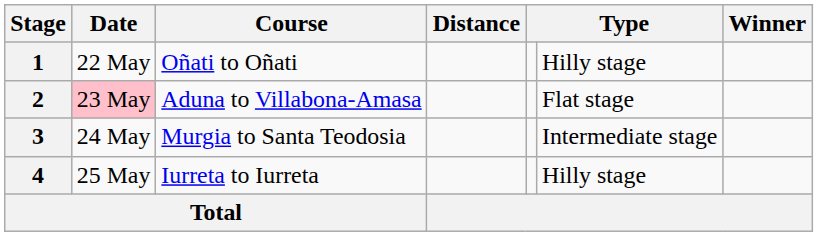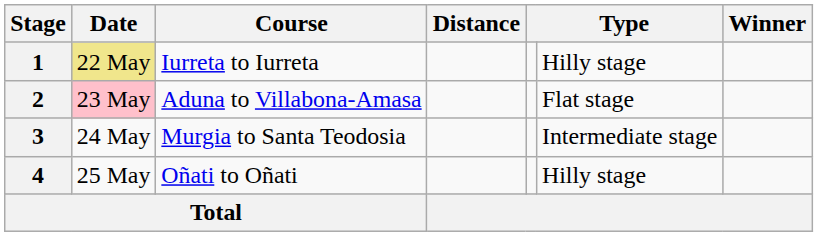(114, 61) no background -> (114, 61) khaki background
(230, 61) Oñati to Oñati -> (240, 61) Iurreta to Iurreta
(240, 174) Iurreta to Iurreta -> (230, 174) Oñati to Oñati
